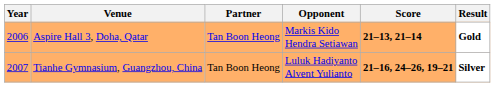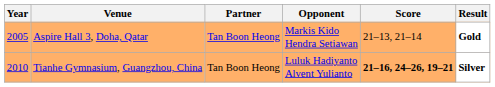(18, 37) 2006 -> (18, 37) 2005
(392, 37) bold -> (392, 37) normal
(18, 67) 2007 -> (18, 67) 2010
